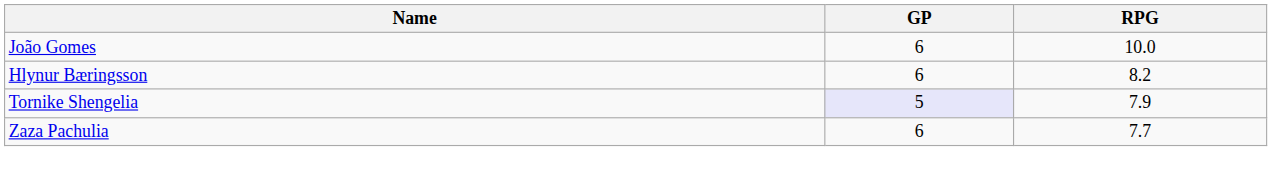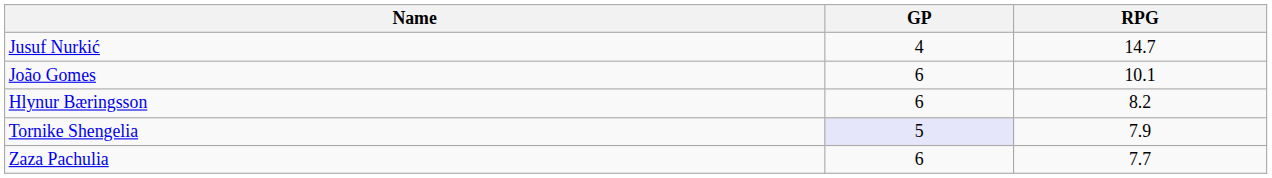+ row: (54, 46)
(1140, 46) 10.0 -> (1140, 74) 10.1
